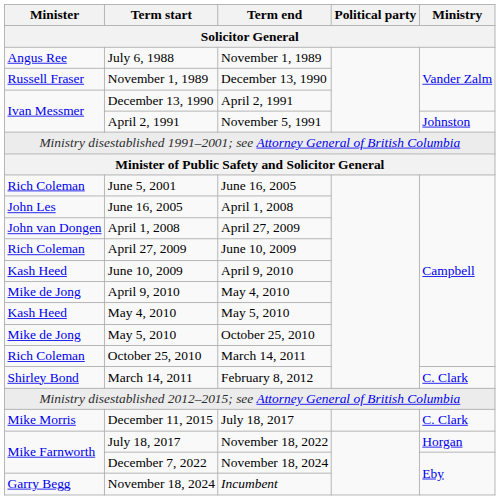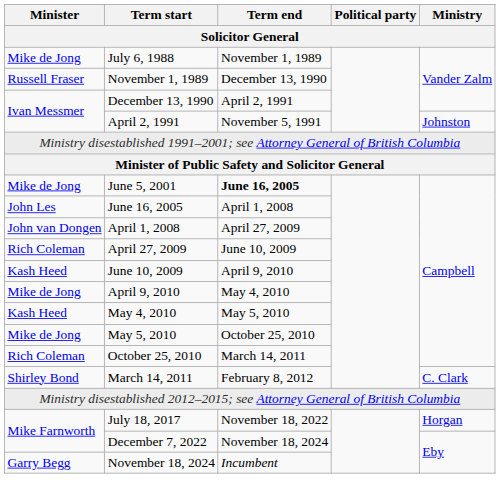(37, 57) Angus Ree -> (44, 57) Mike de Jong
(46, 185) Rich Coleman -> (44, 185) Mike de Jong
(259, 185) normal -> (260, 185) bold
- row: (160, 420)
